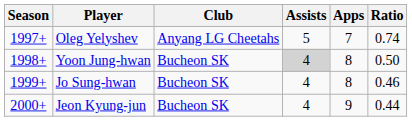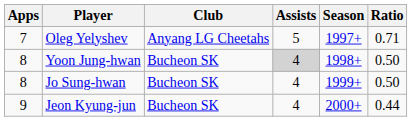columns swapped: (28, 15) <-> (349, 15)
(387, 37) 0.74 -> (387, 37) 0.71
(387, 82) 0.46 -> (387, 82) 0.50
